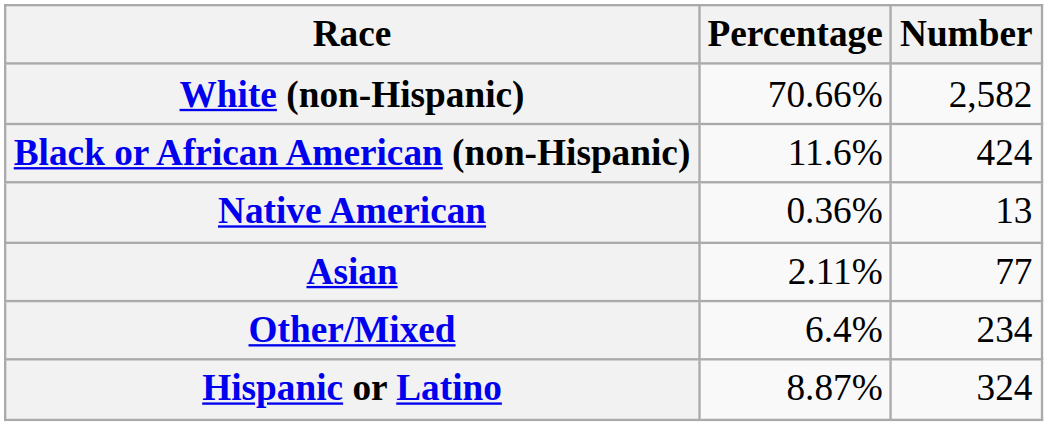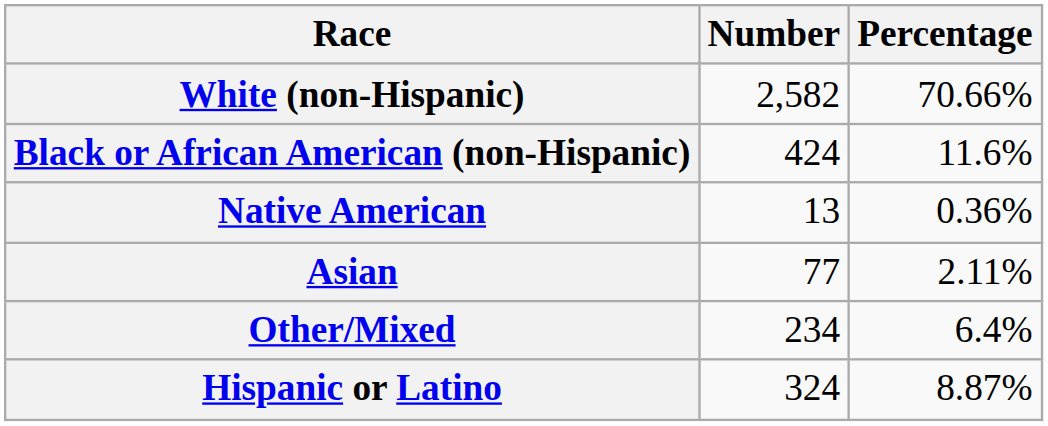columns swapped: (966, 34) <-> (795, 34)
